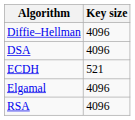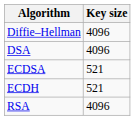+ row: (26, 69)
- row: (27, 87)
